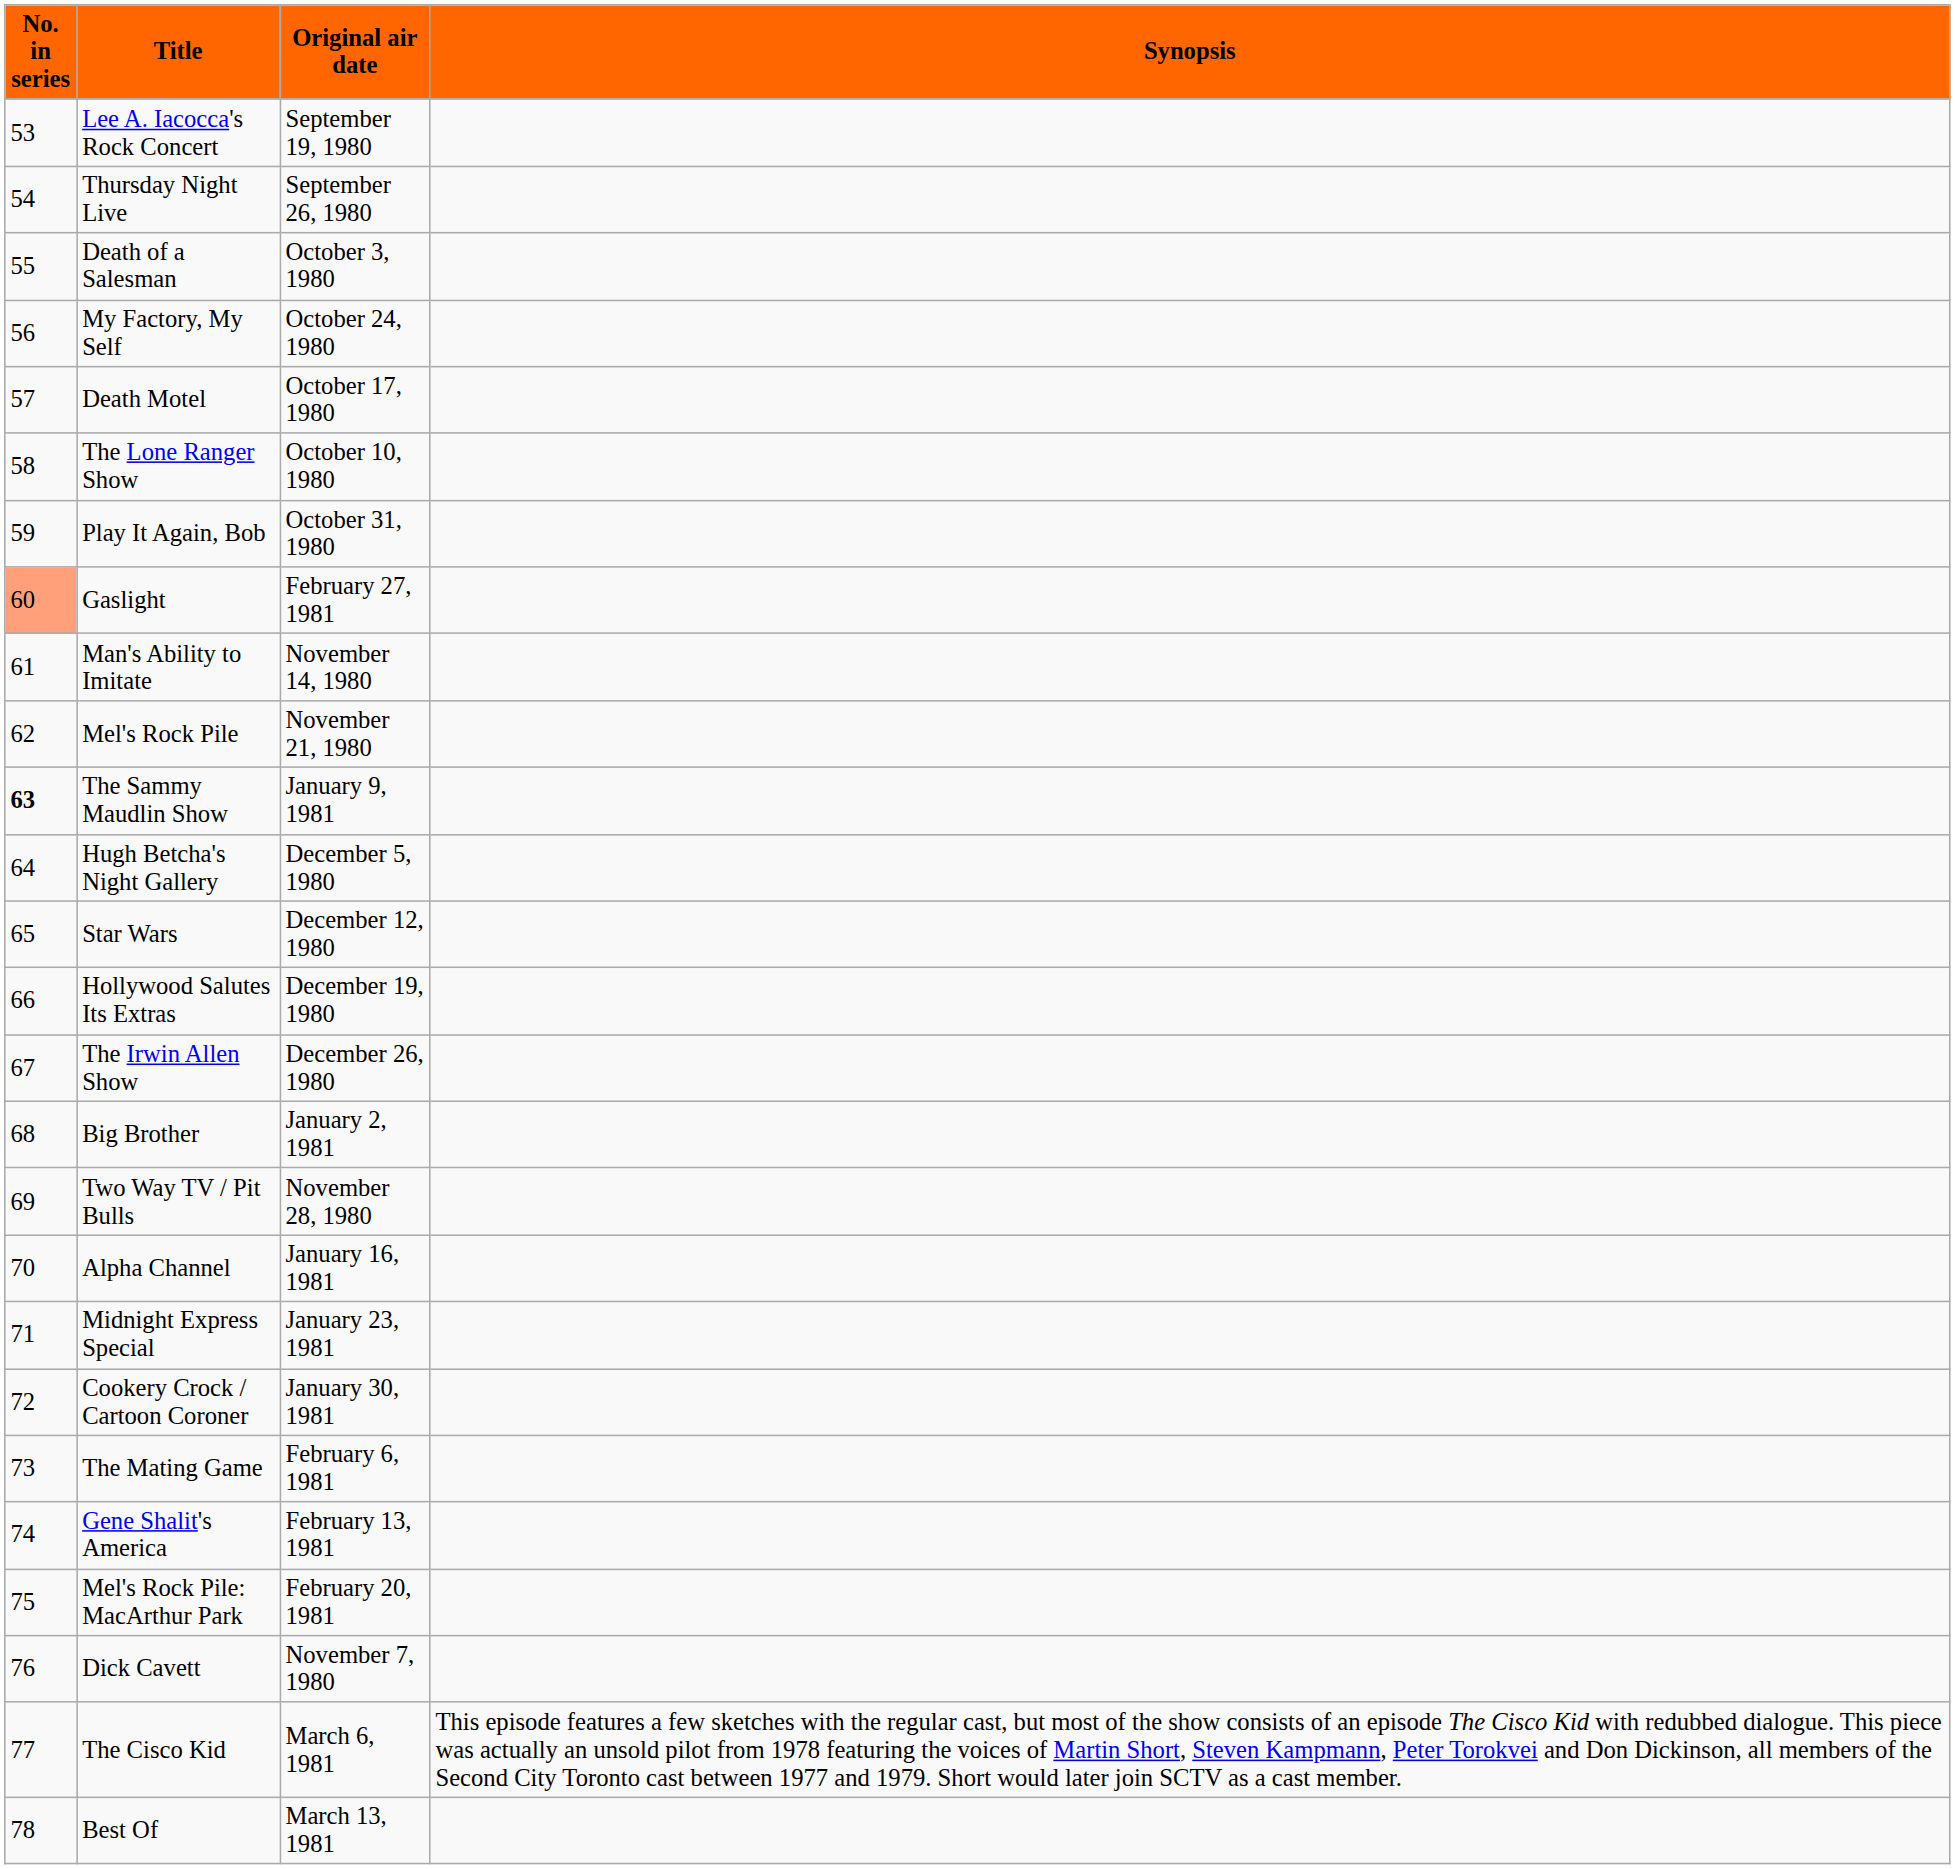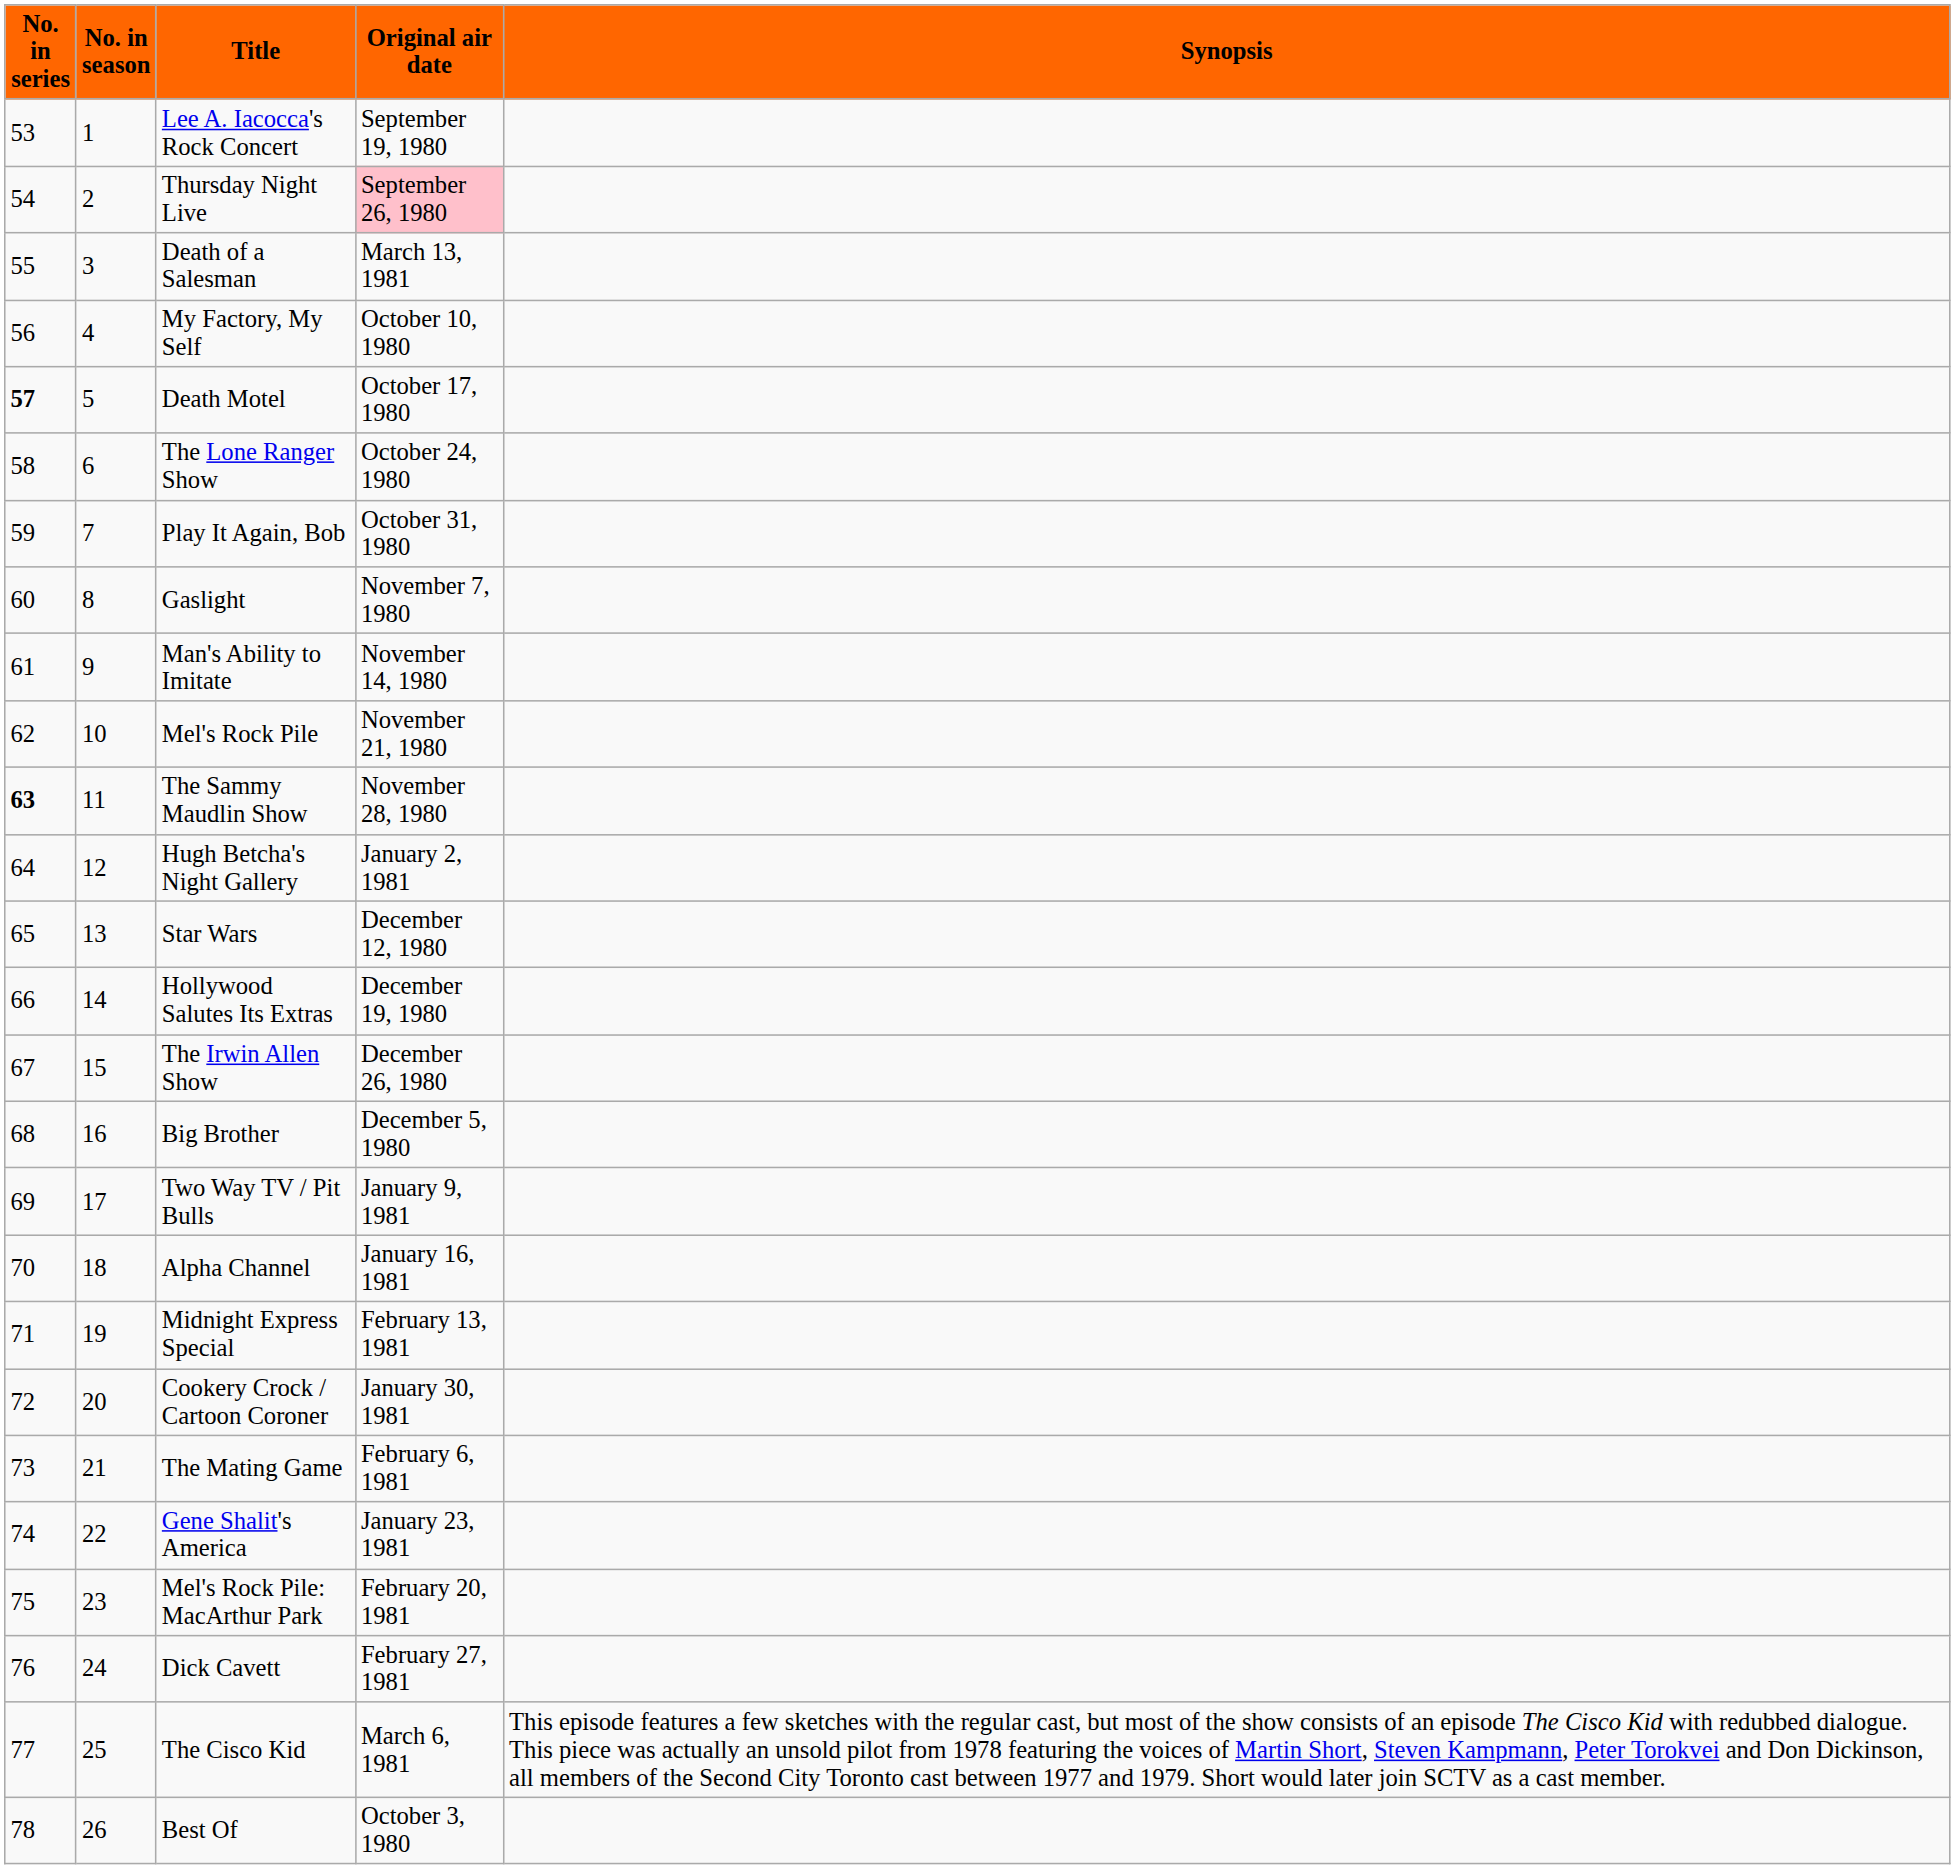+ column: (116, 51)
(338, 199) no background -> (414, 199) pink background
(338, 266) October 3, 1980 -> (412, 266) March 13, 1981
(344, 332) October 24, 1980 -> (419, 332) October 10, 1980
(23, 399) normal -> (23, 399) bold
(344, 466) October 10, 1980 -> (419, 466) October 24, 1980
(23, 599) lightsalmon background -> (23, 599) no background
(348, 599) February 27, 1981 -> (425, 599) November 7, 1980
(336, 800) January 9, 1981 -> (413, 800) November 28, 1980
(348, 867) December 5, 1980 -> (412, 867) January 2, 1981
(336, 1134) January 2, 1981 -> (424, 1134) December 5, 1980
(338, 1201) November 28, 1980 -> (412, 1201) January 9, 1981
(342, 1334) January 23, 1981 -> (424, 1334) February 13, 1981
(348, 1535) February 13, 1981 -> (418, 1535) January 23, 1981
(350, 1668) November 7, 1980 -> (424, 1668) February 27, 1981
(336, 1830) March 13, 1981 -> (413, 1830) October 3, 1980
